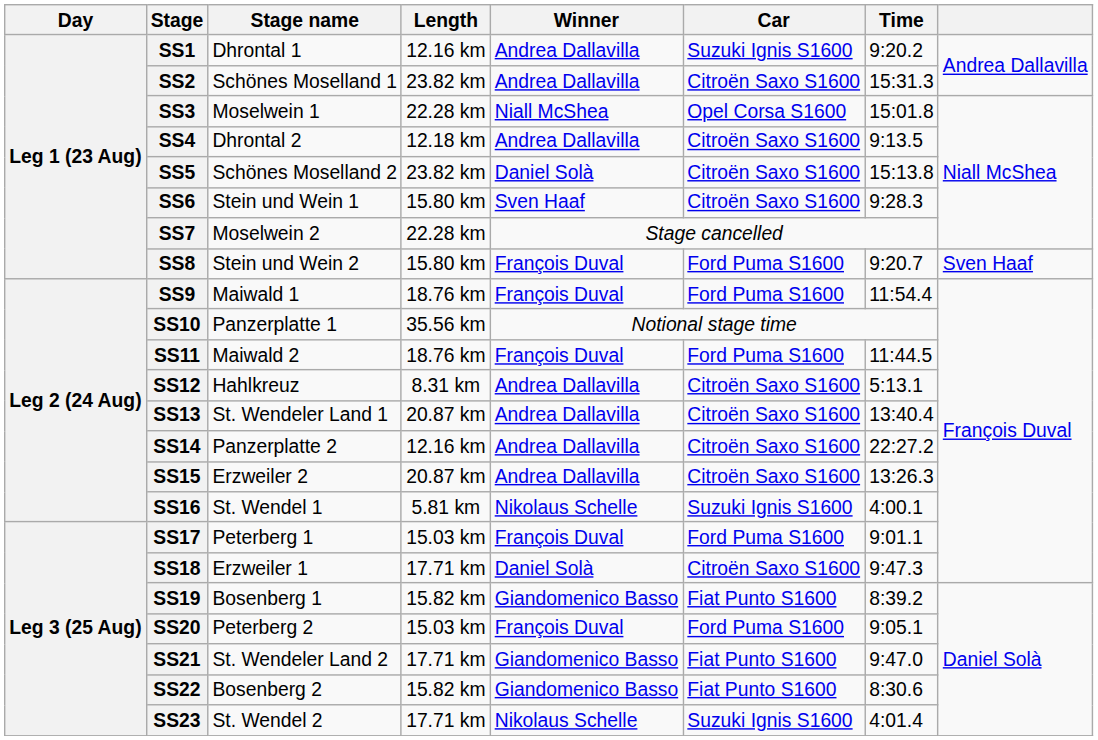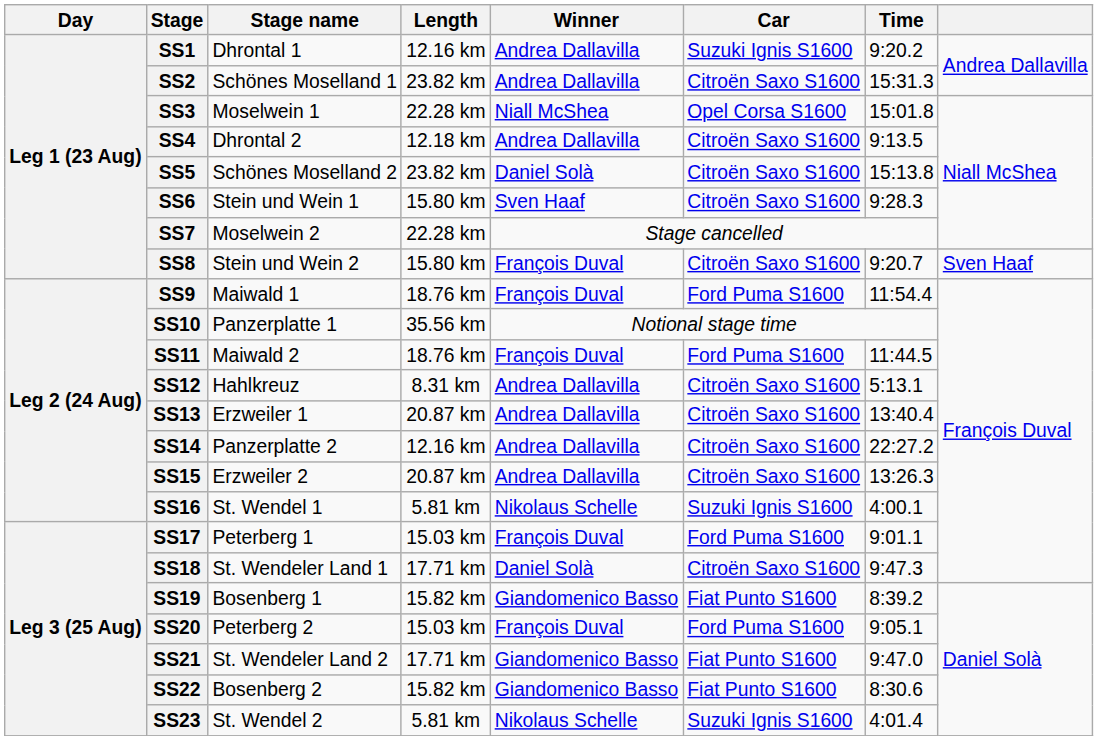(766, 263) Ford Puma S1600 -> (774, 263) Citroën Saxo S1600
(300, 415) St. Wendeler Land 1 -> (260, 415) Erzweiler 1
(260, 567) Erzweiler 1 -> (300, 567) St. Wendeler Land 1
(446, 720) 17.71 km -> (446, 720) 5.81 km
